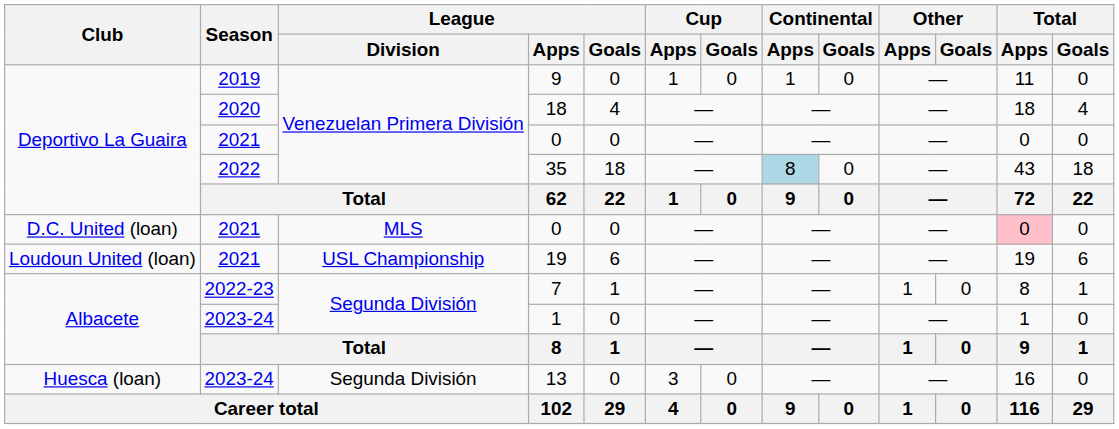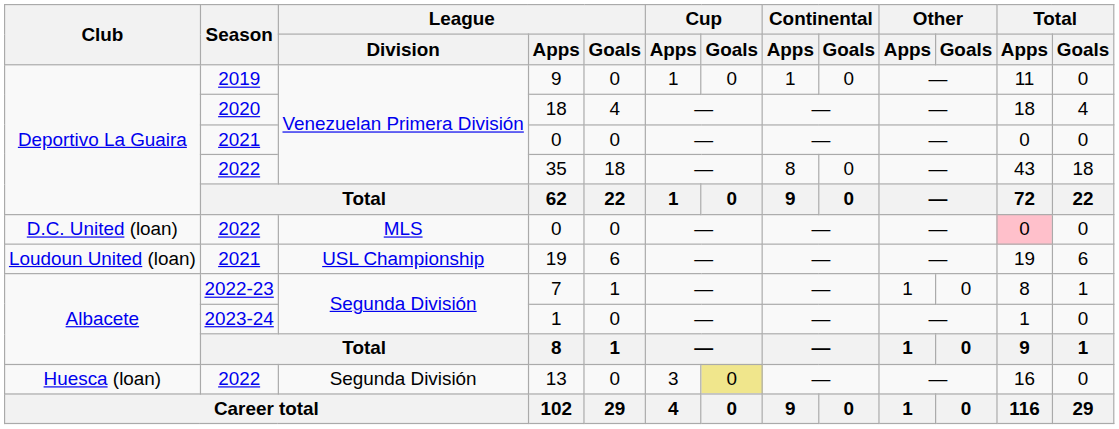(790, 169) lightblue background -> (790, 169) no background
(239, 229) 2021 -> (239, 229) 2022
(239, 378) 2023-24 -> (239, 378) 2022
(732, 378) no background -> (732, 378) khaki background
